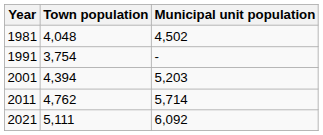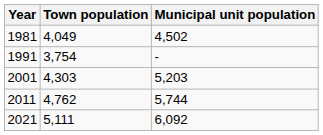(60, 36) 4,048 -> (60, 36) 4,049
(60, 78) 4,394 -> (60, 78) 4,303
(171, 99) 5,714 -> (171, 99) 5,744
